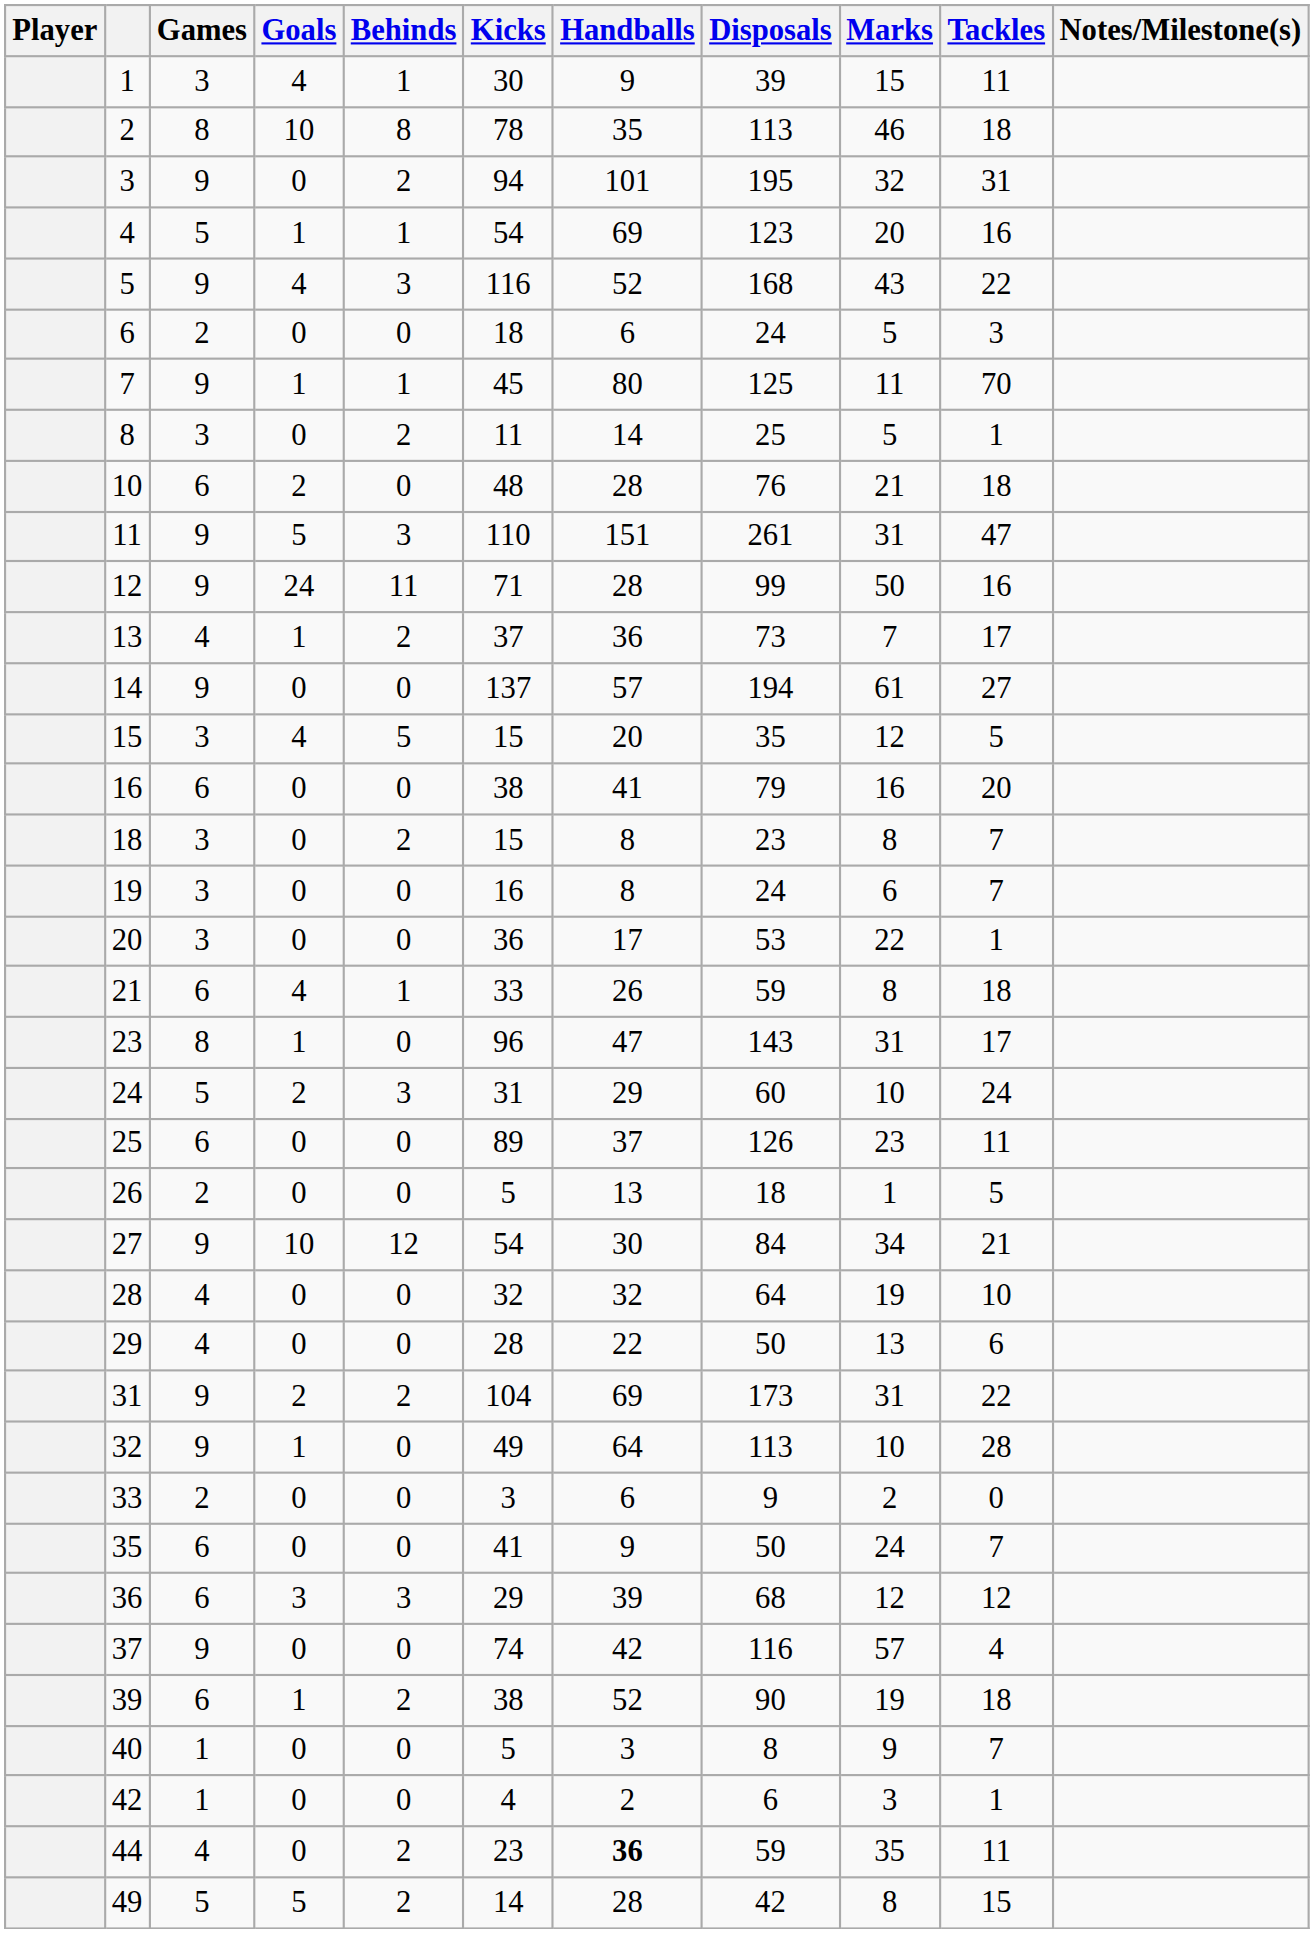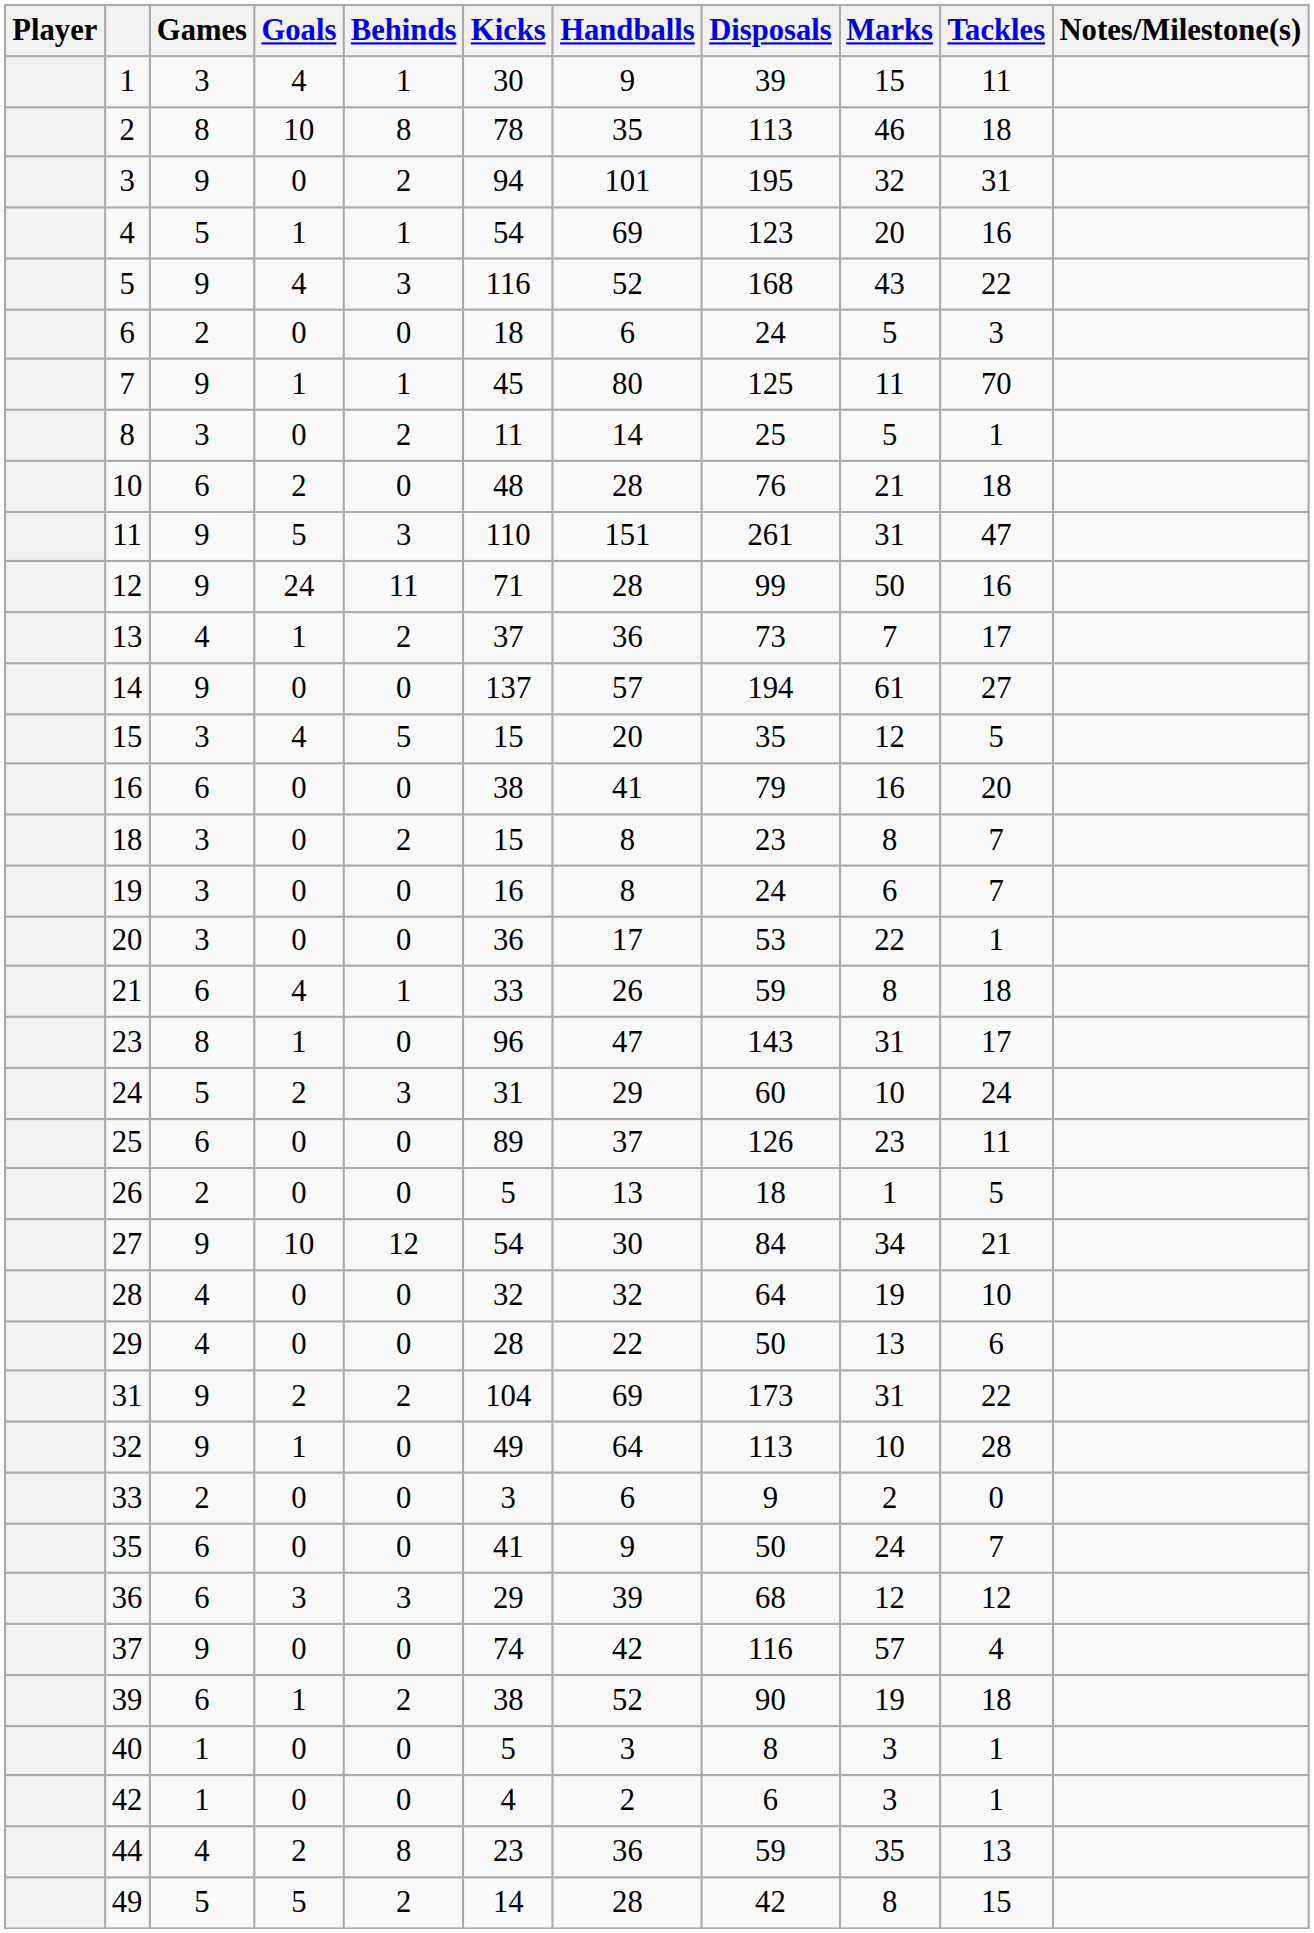(890, 1750) 9 -> (890, 1750) 3
(996, 1750) 7 -> (996, 1750) 1
(299, 1851) 0 -> (299, 1851) 2
(404, 1851) 2 -> (404, 1851) 8
(627, 1851) bold -> (627, 1851) normal
(996, 1851) 11 -> (996, 1851) 13
